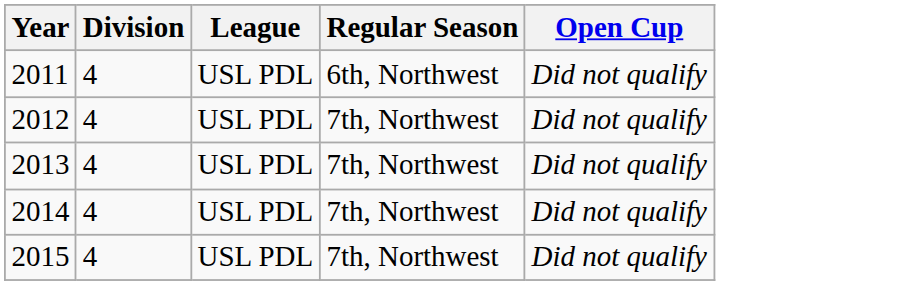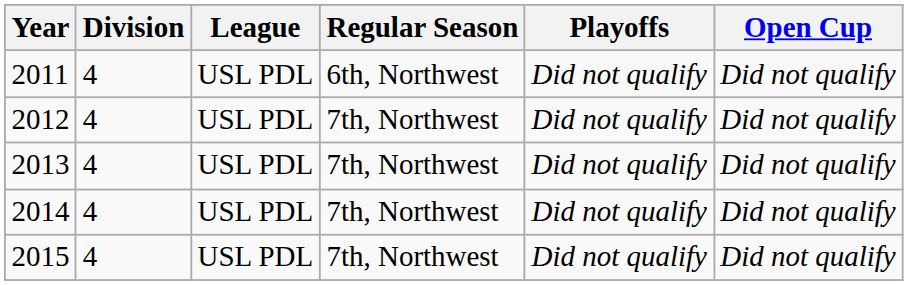+ column: (619, 27)
